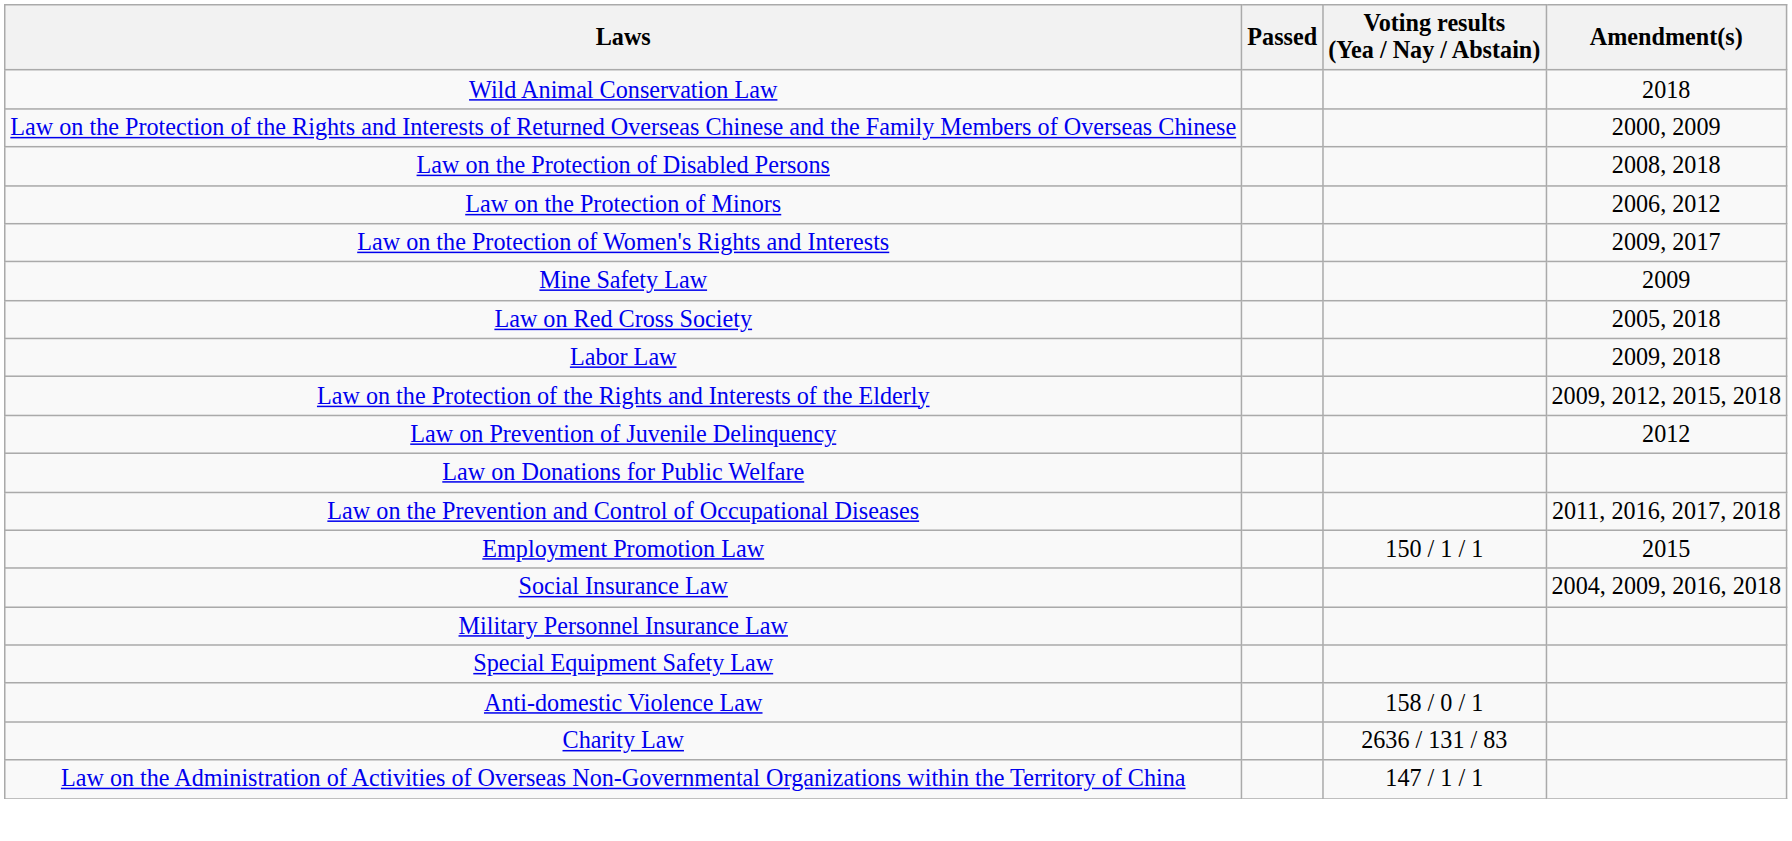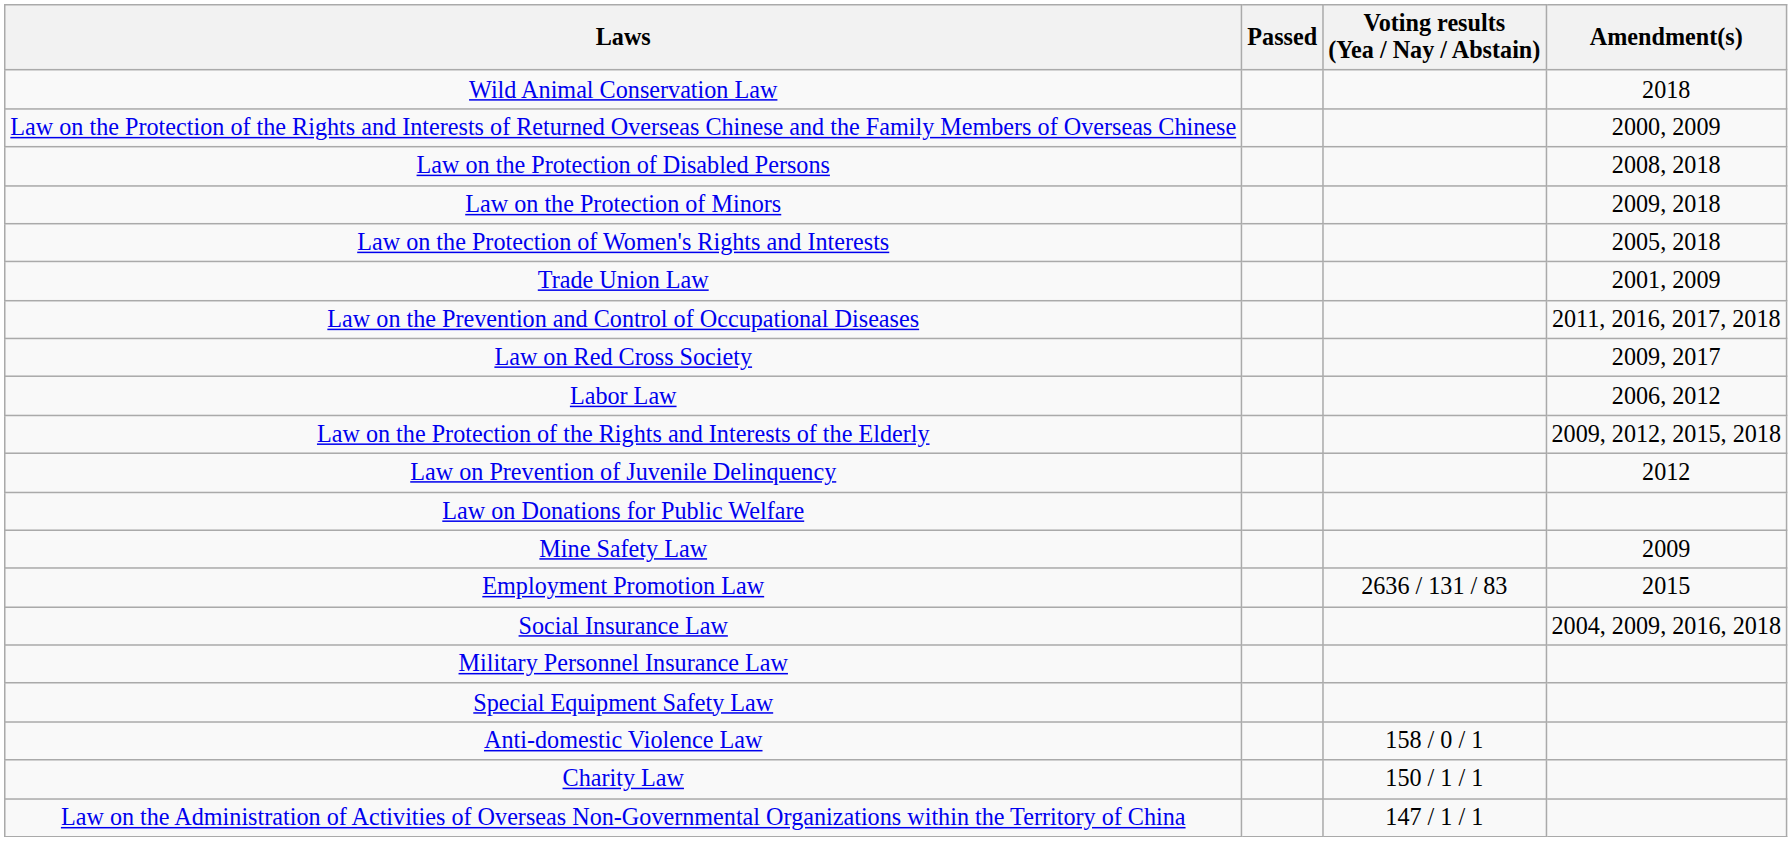(1666, 204) 2006, 2012 -> (1666, 204) 2009, 2018
(1666, 242) 2009, 2017 -> (1666, 242) 2005, 2018
+ row: (623, 280)
rows swapped: (623, 280) <-> (623, 510)
(1666, 319) 2005, 2018 -> (1666, 357) 2009, 2017
(1666, 357) 2009, 2018 -> (1666, 395) 2006, 2012
(1434, 548) 150 / 1 / 1 -> (1434, 587) 2636 / 131 / 83
(1434, 740) 2636 / 131 / 83 -> (1434, 778) 150 / 1 / 1
